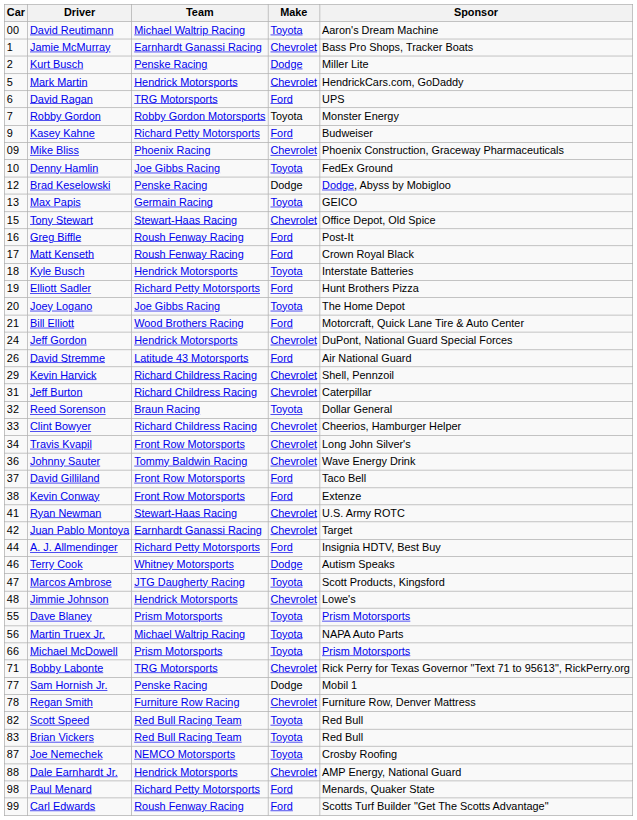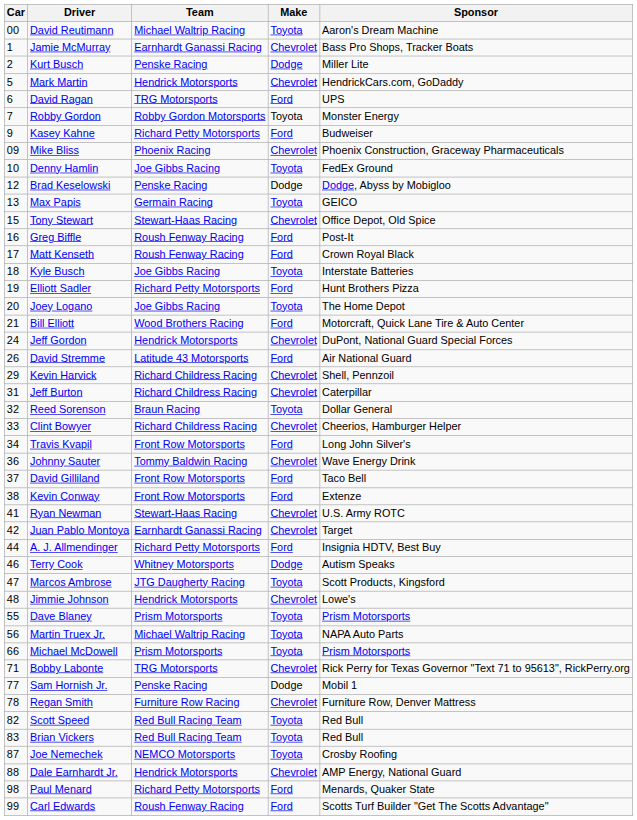(186, 271) Hendrick Motorsports -> (177, 271) Joe Gibbs Racing
(294, 444) Chevrolet -> (282, 444) Ford
